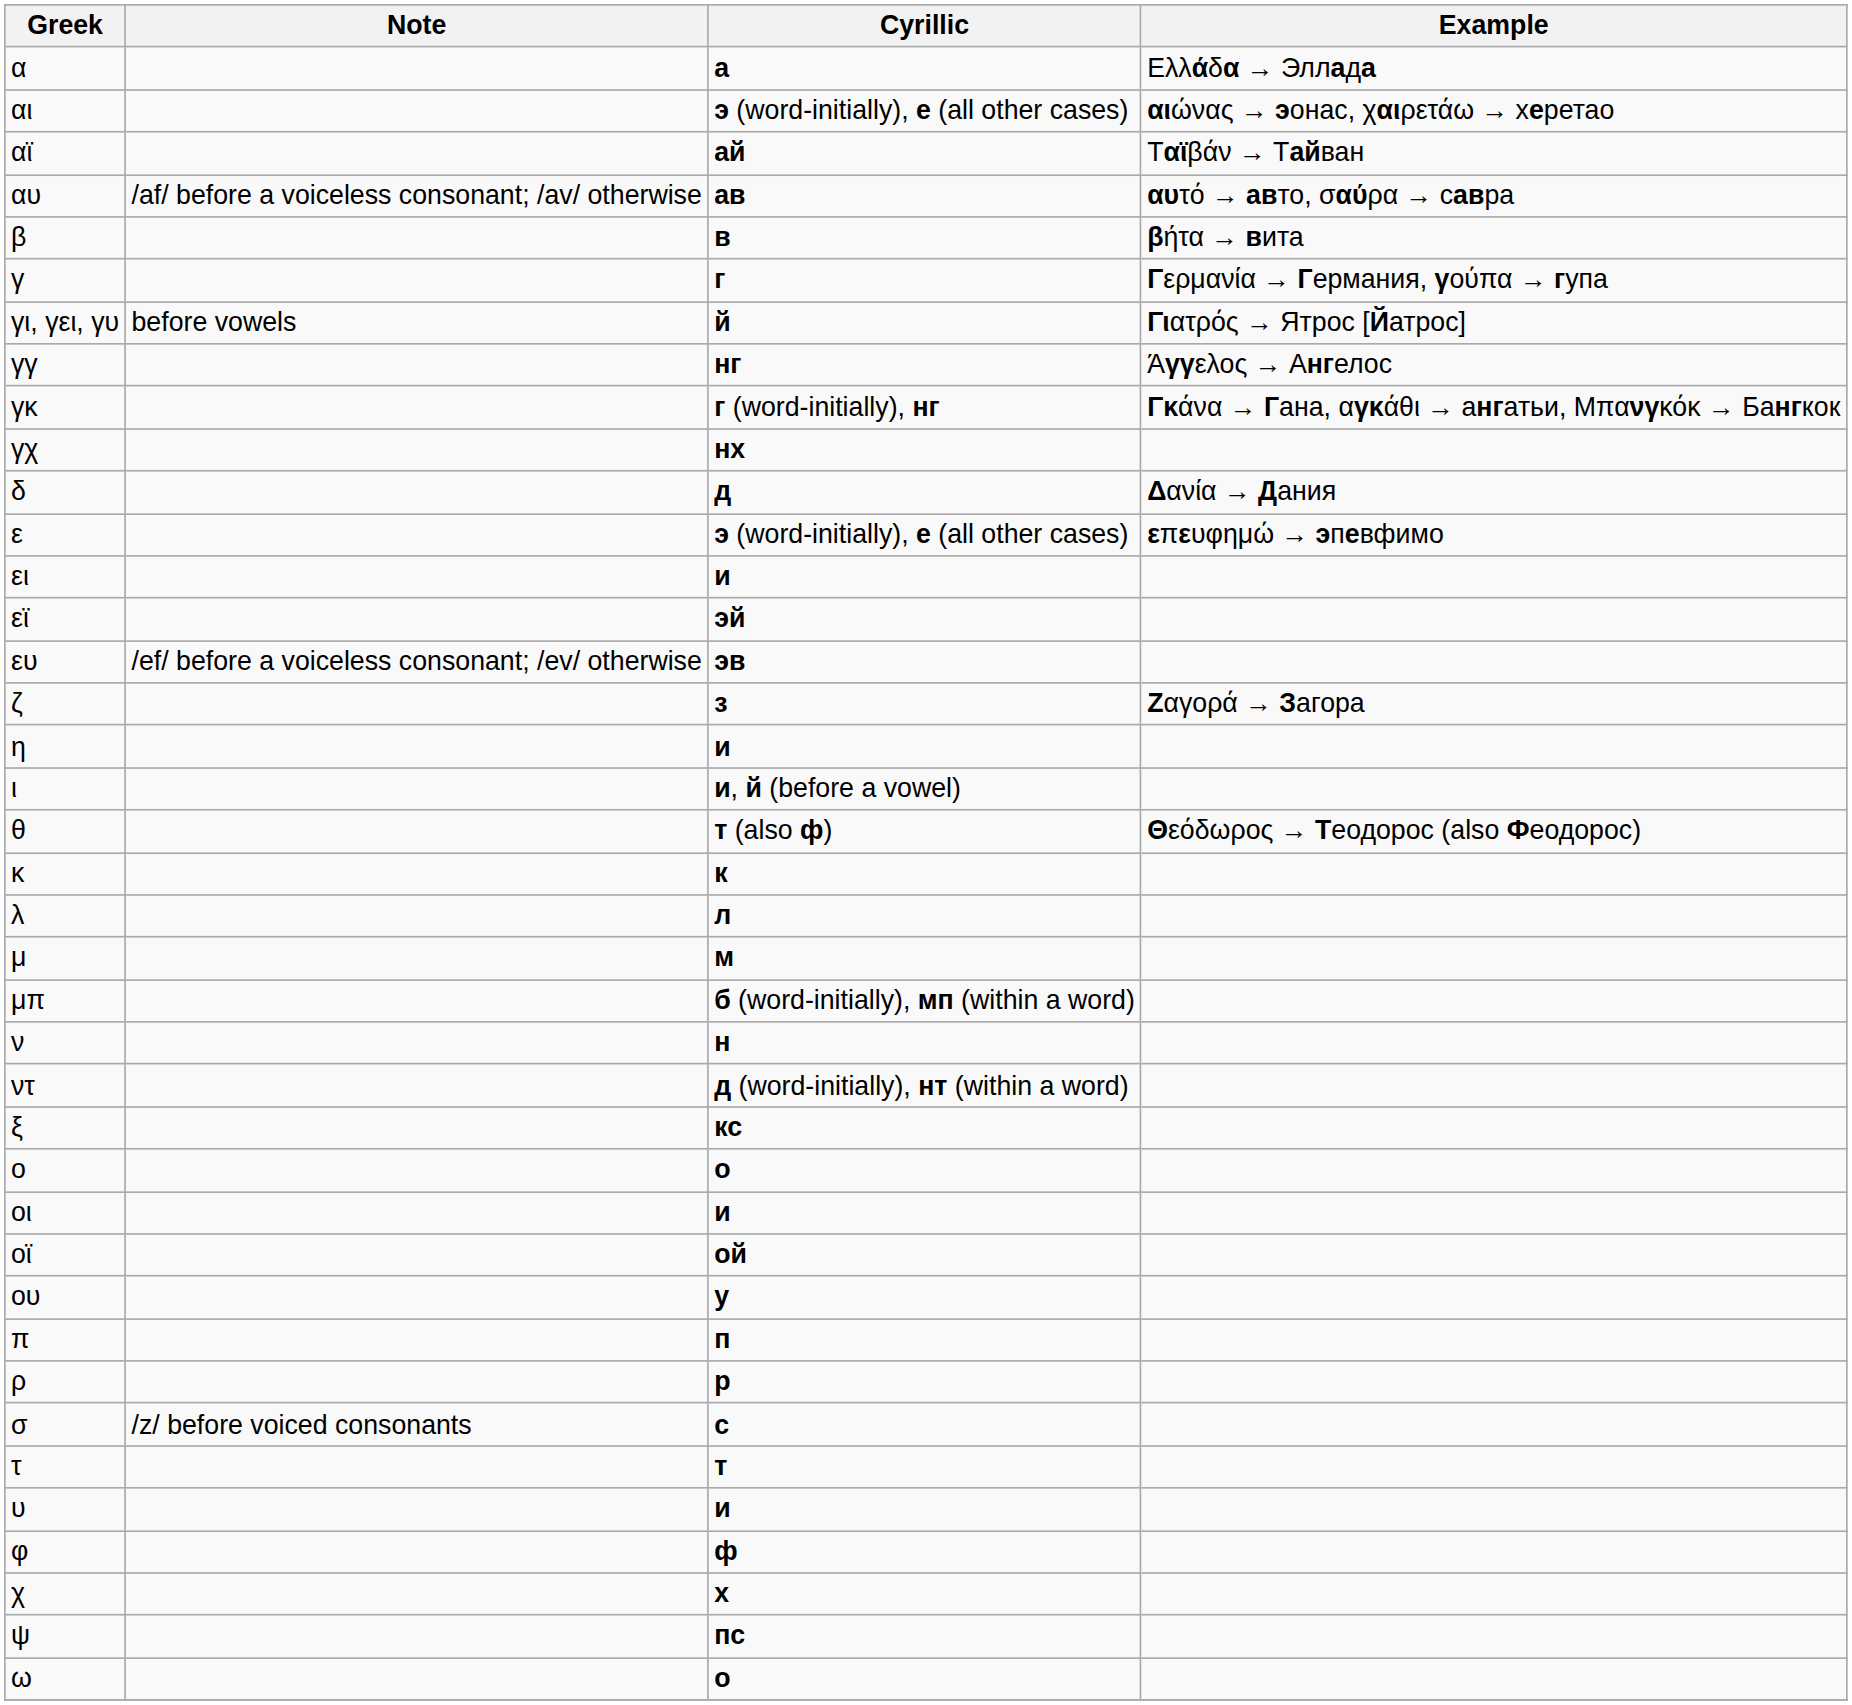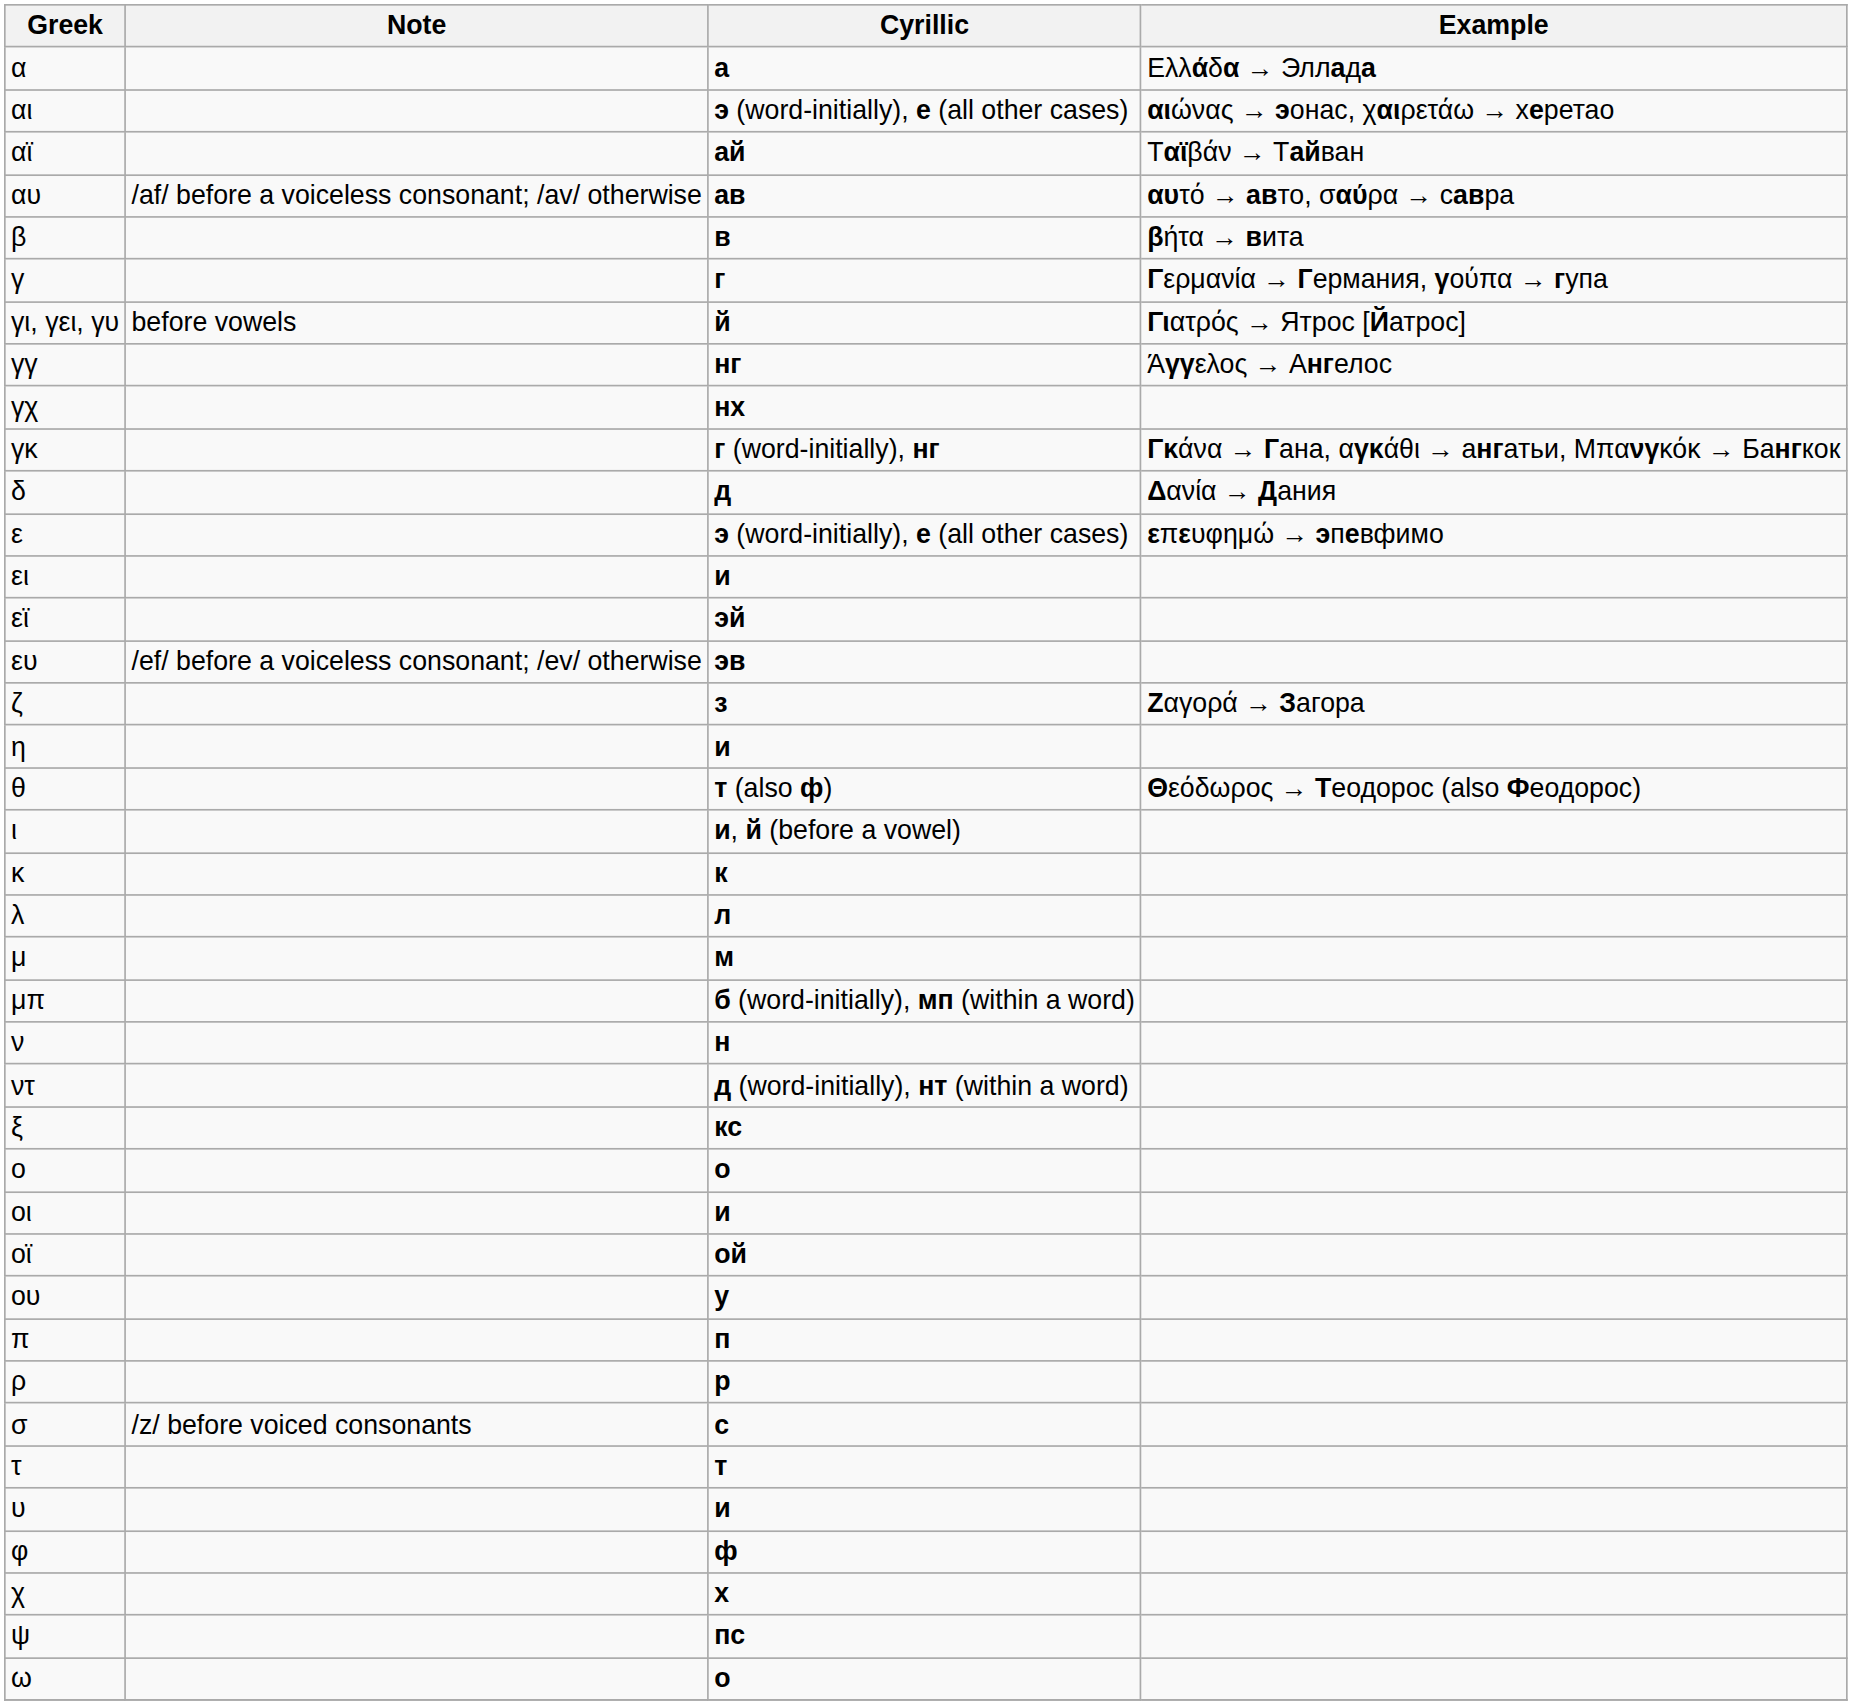rows swapped: (24, 407) <-> (25, 449)
rows swapped: (18, 830) <-> (14, 788)
